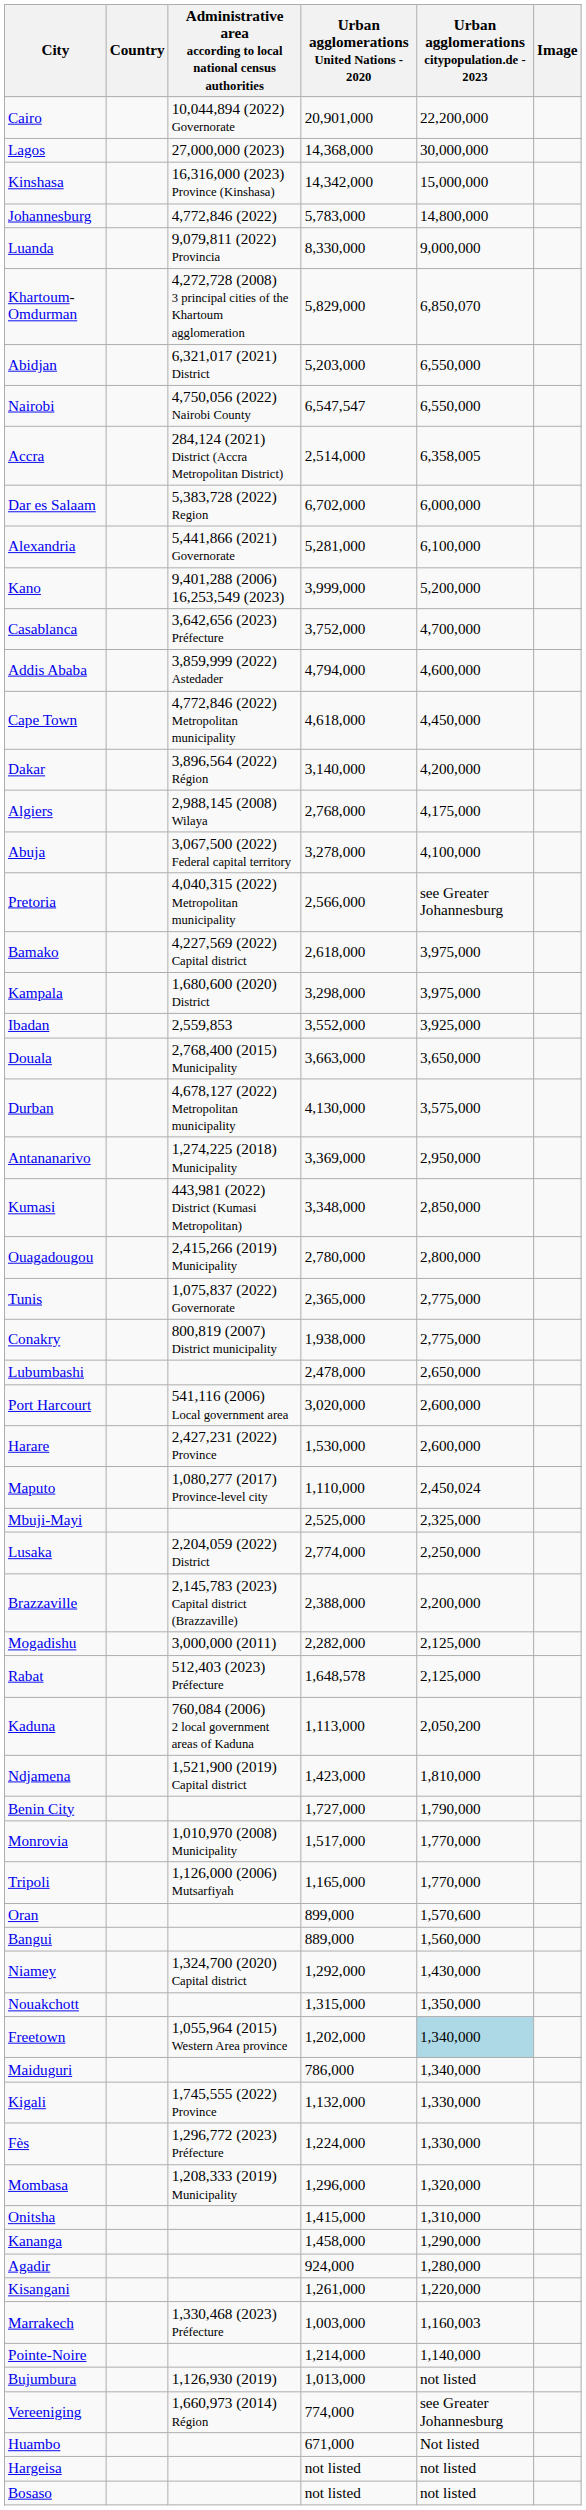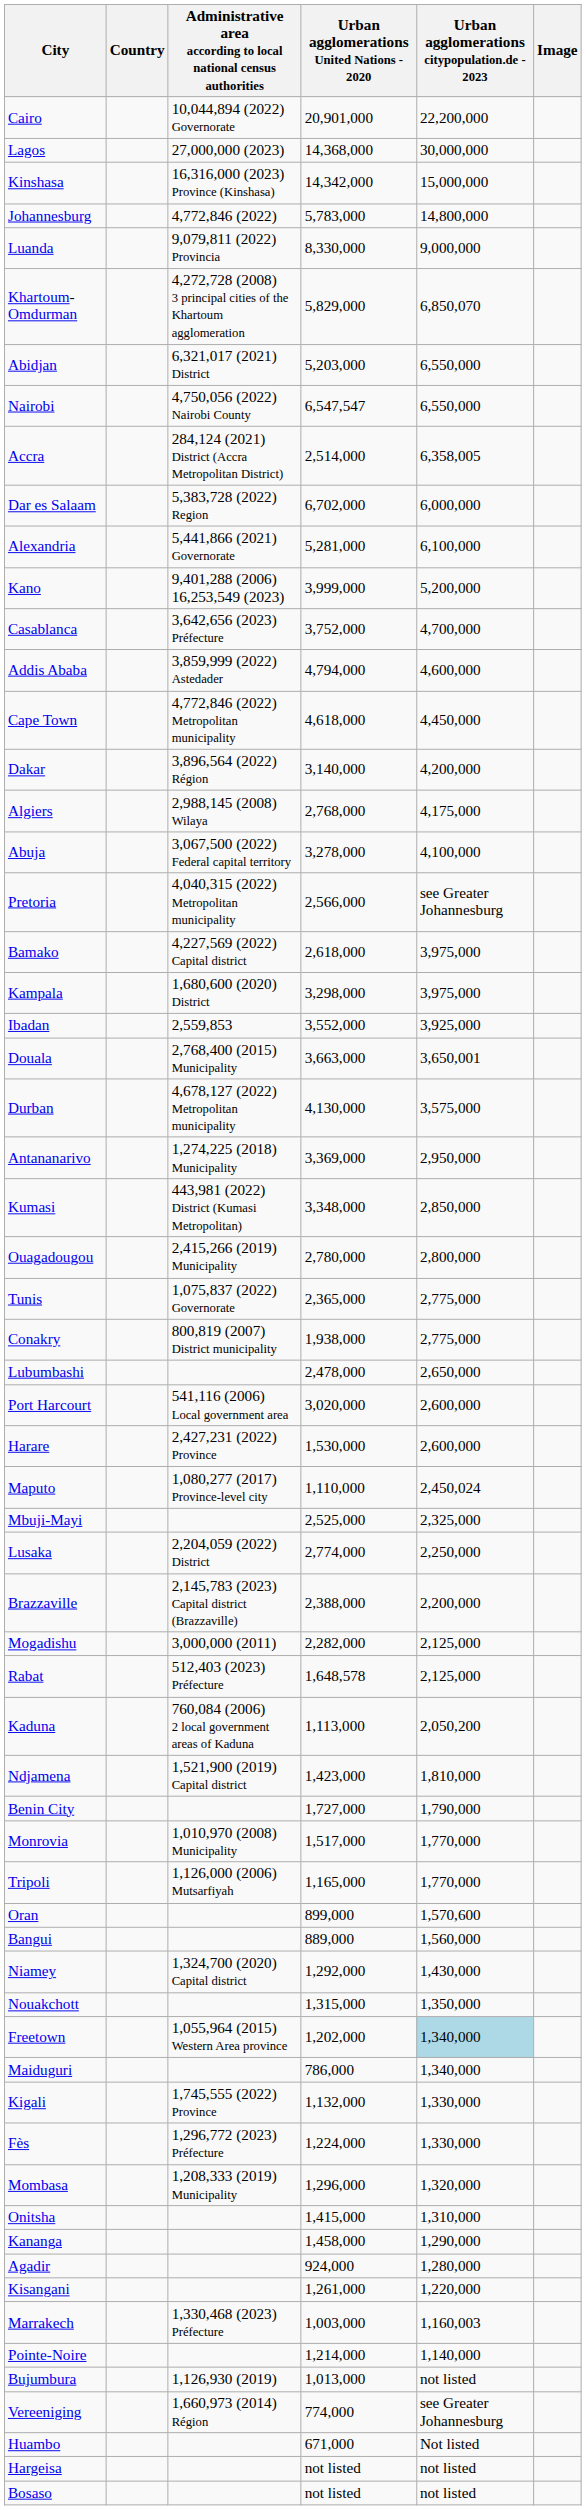(450, 1058) 3,650,000 -> (450, 1058) 3,650,001
